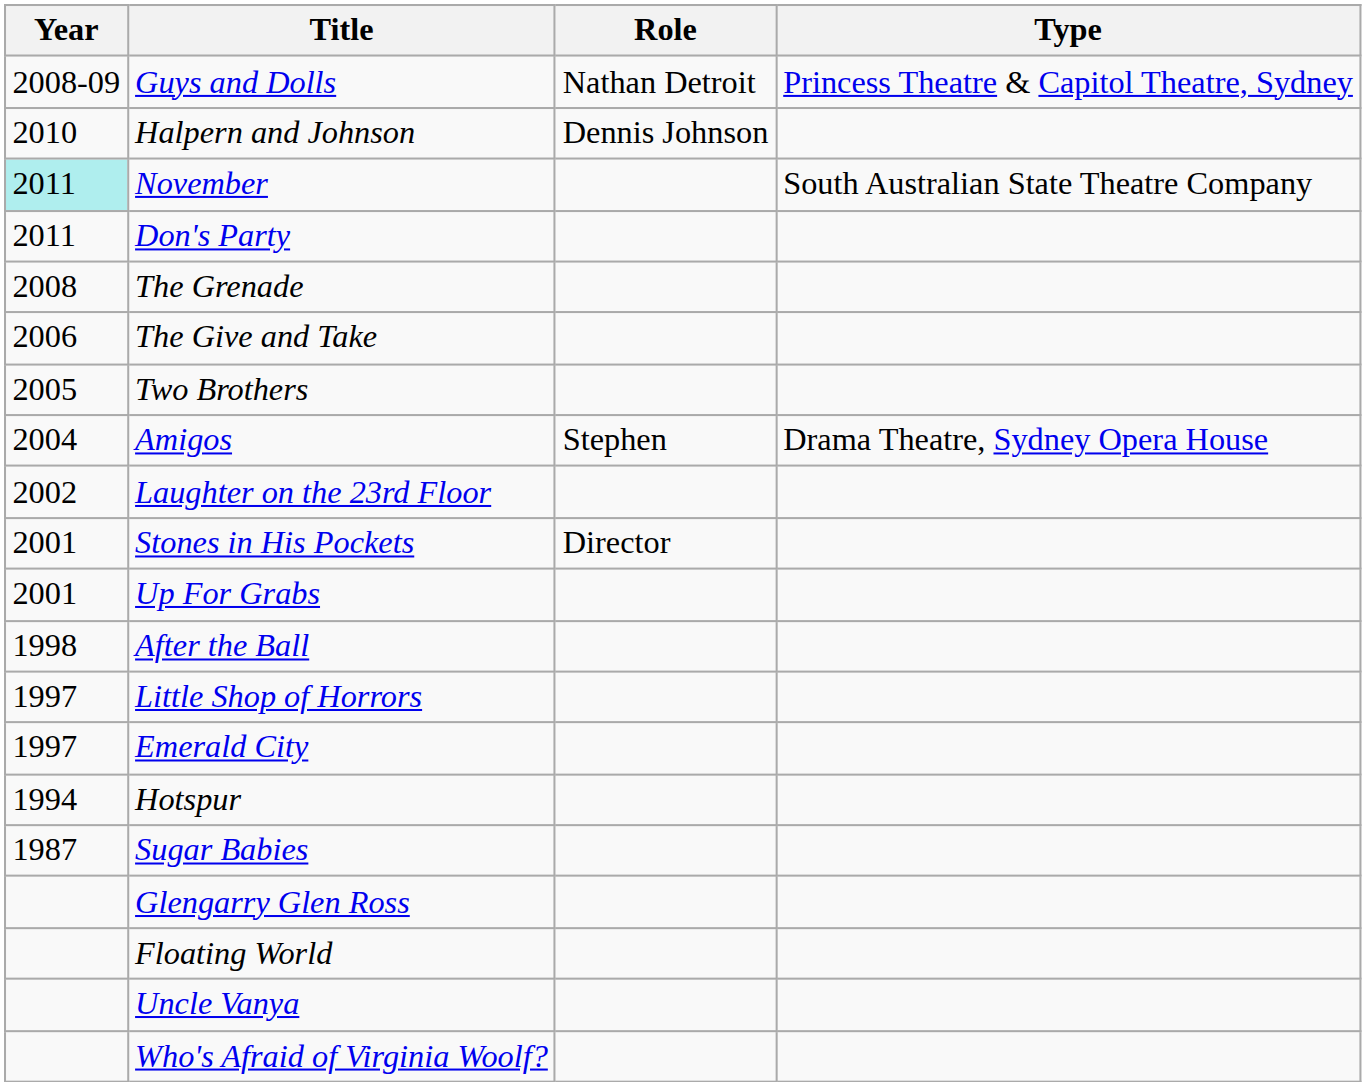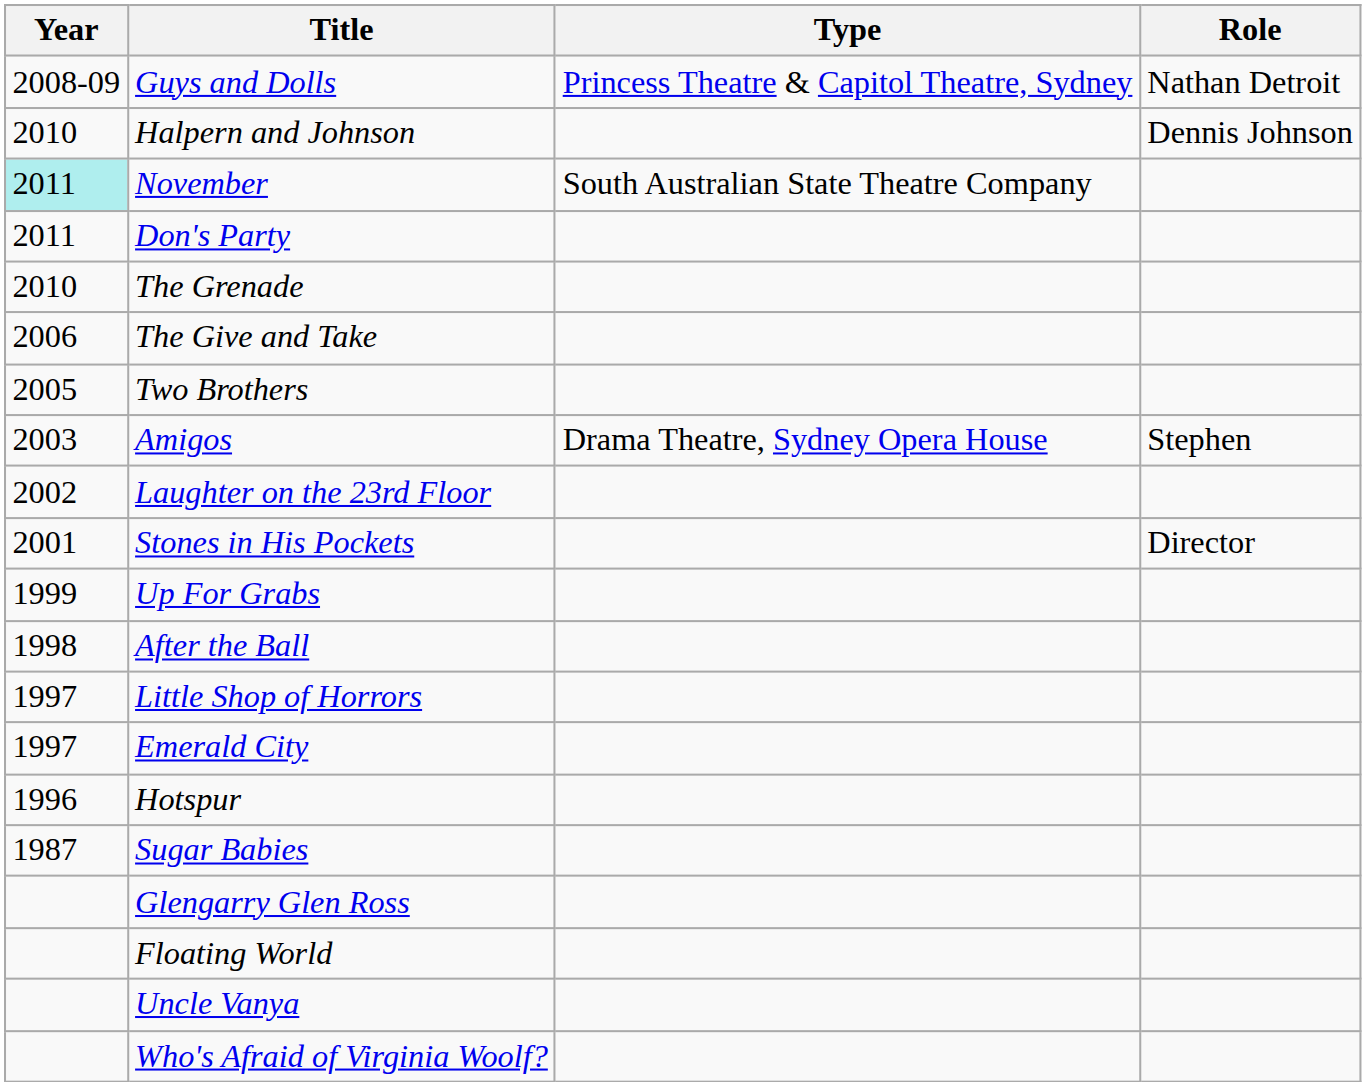columns swapped: (666, 30) <-> (1068, 30)
(45, 286) 2008 -> (45, 286) 2010
(45, 440) 2004 -> (45, 440) 2003
(45, 593) 2001 -> (45, 593) 1999
(45, 798) 1994 -> (45, 798) 1996
